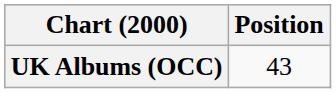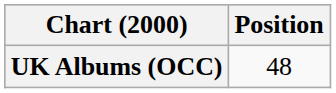(279, 66) 43 -> (279, 66) 48
